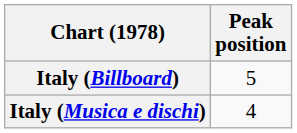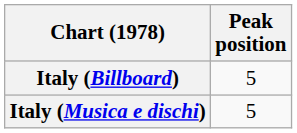(251, 111) 4 -> (251, 111) 5
